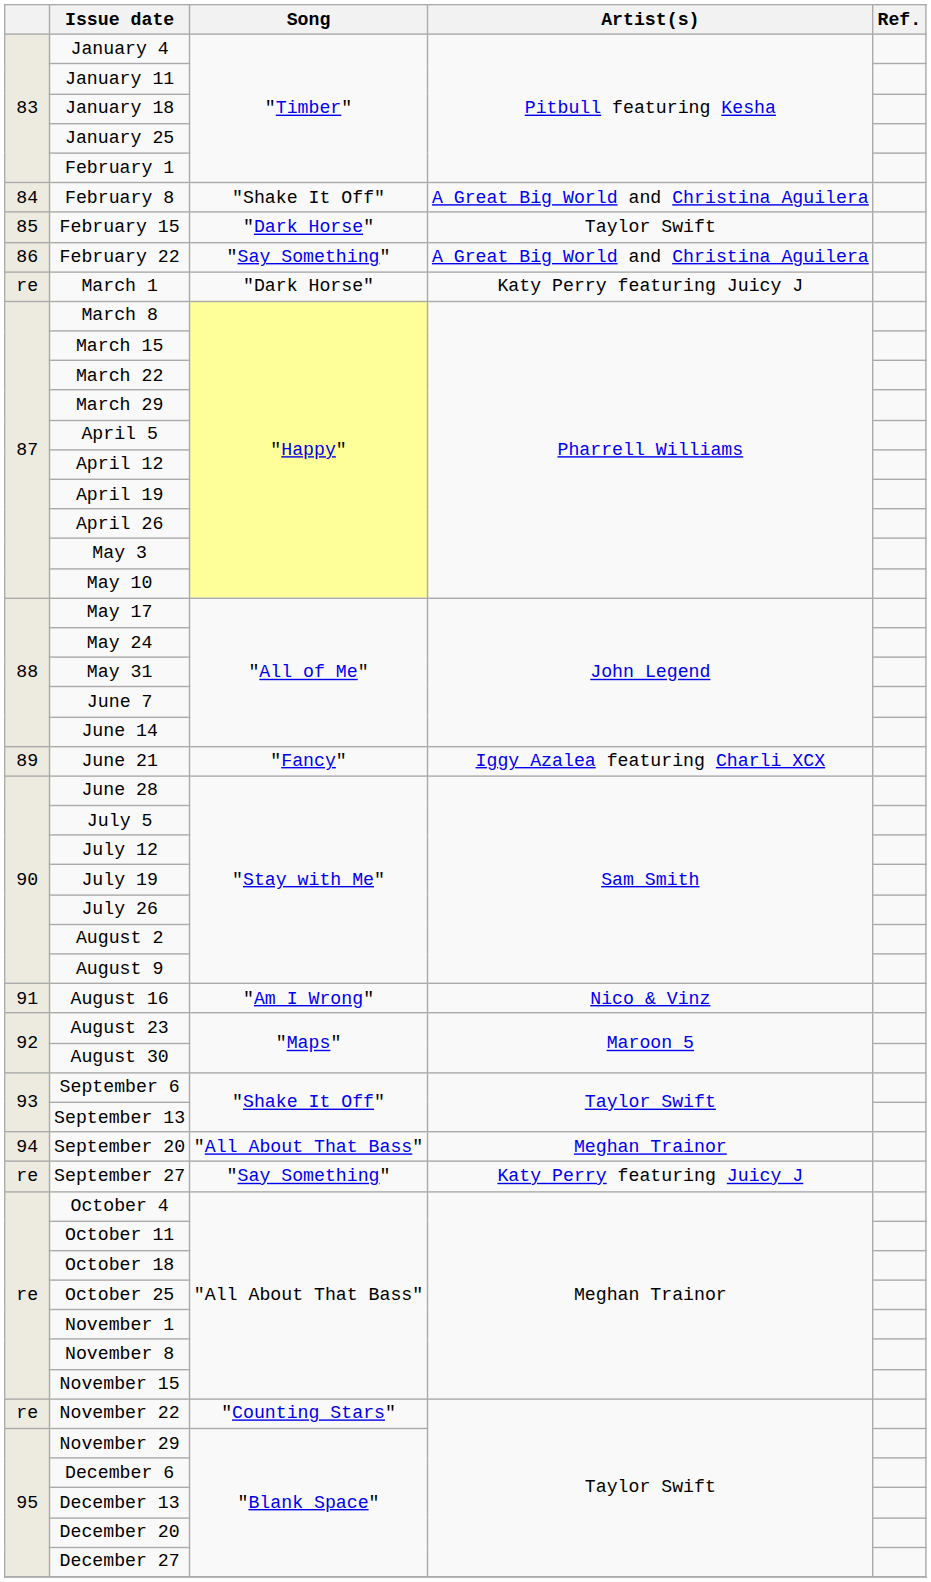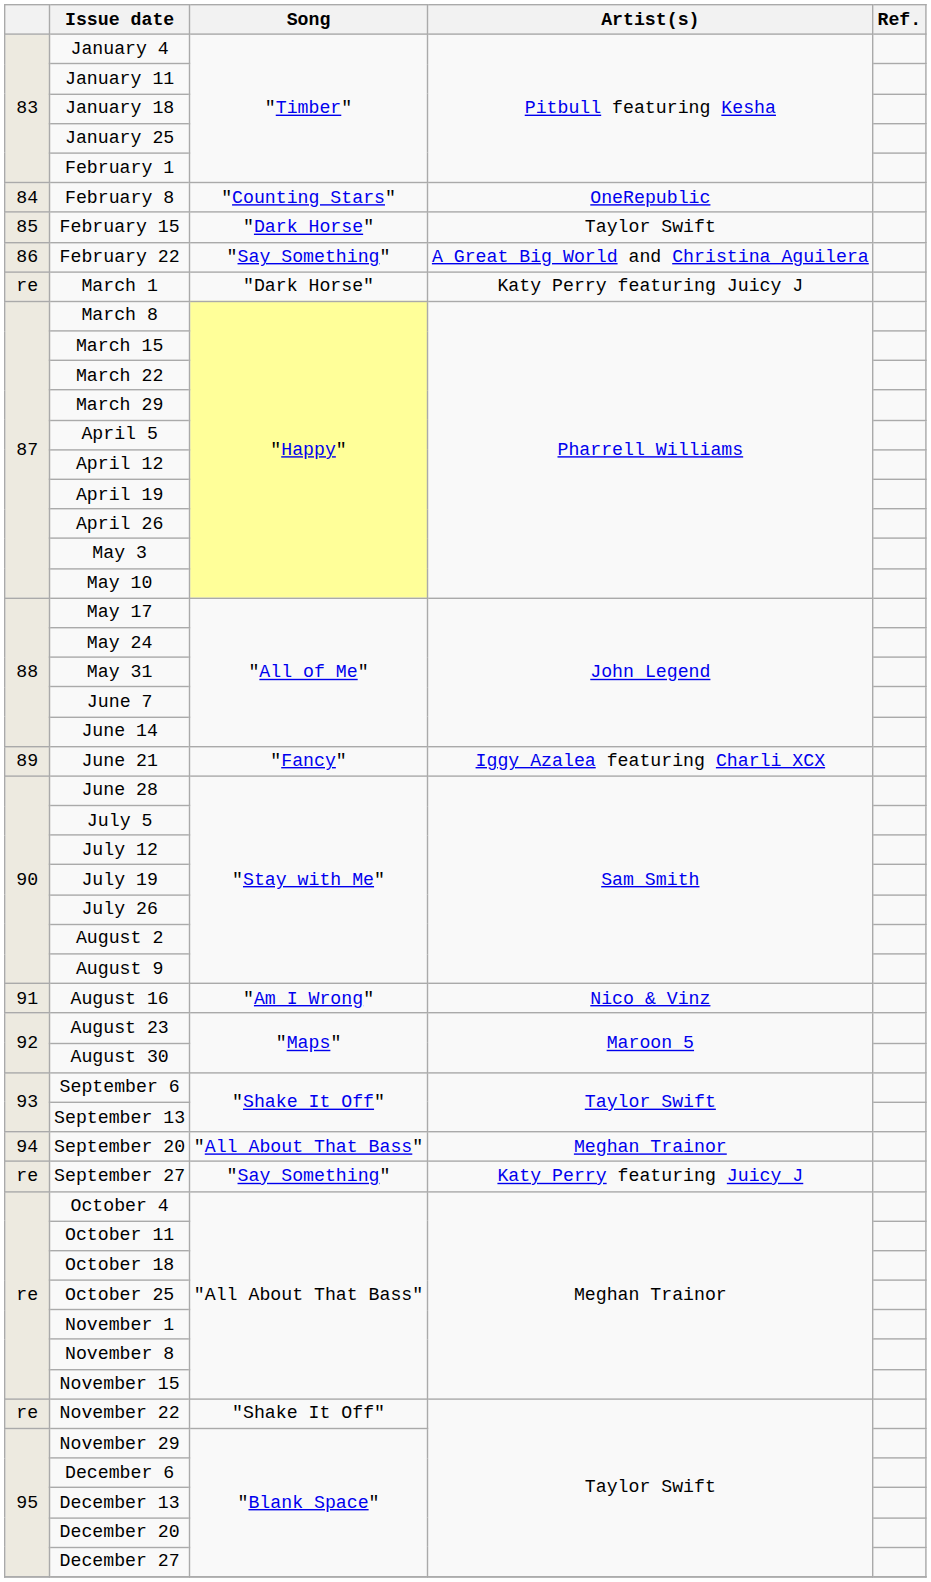(309, 198) "Shake It Off" -> (309, 198) "Counting Stars"
(650, 198) A Great Big World and Christina Aguilera -> (650, 198) OneRepublic
(309, 1414) "Counting Stars" -> (309, 1414) "Shake It Off"
